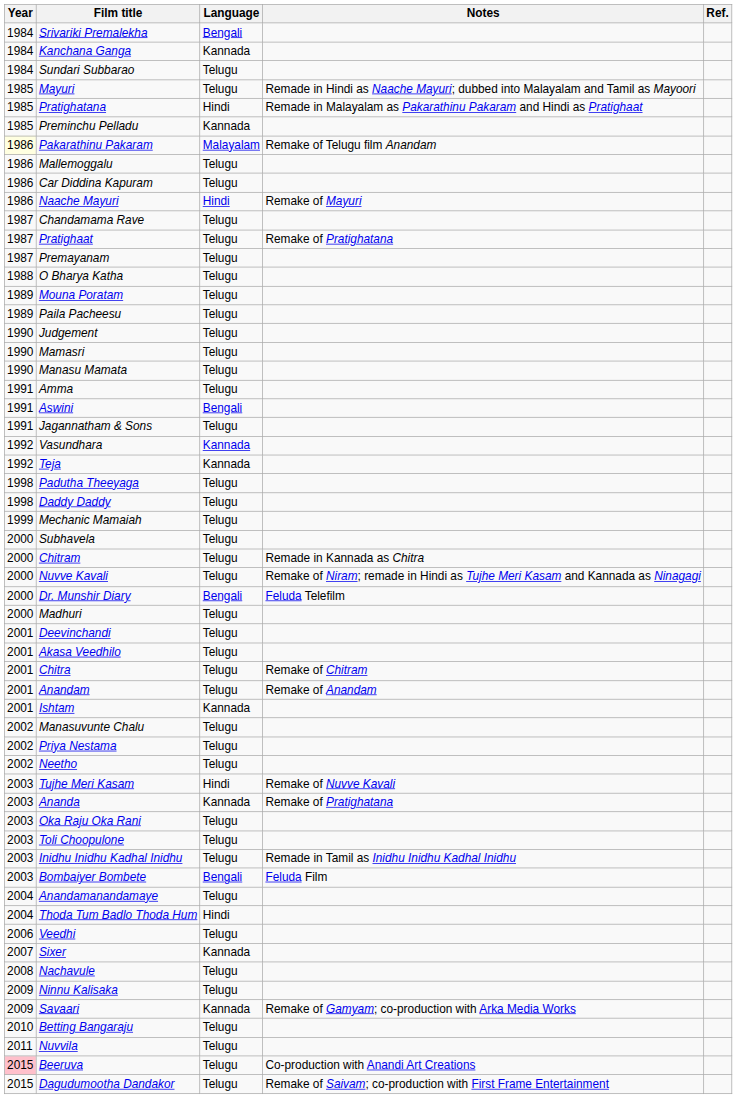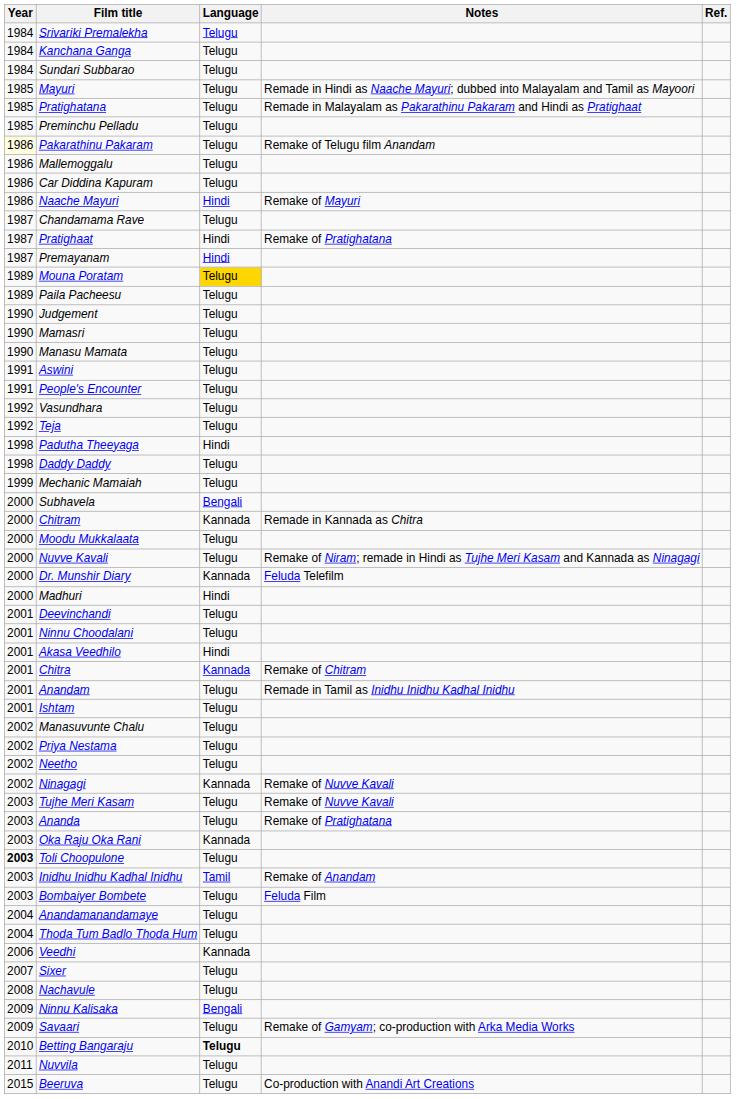(222, 32) Bengali -> (220, 32) Telugu
(226, 51) Kannada -> (220, 51) Telugu
(216, 107) Hindi -> (220, 107) Telugu
(226, 126) Kannada -> (220, 126) Telugu
(231, 145) Malayalam -> (220, 145) Telugu
(220, 239) Telugu -> (216, 239) Hindi
(220, 257) Telugu -> (216, 257) Hindi
- row: (81, 276)
(220, 295) no background -> (220, 276) gold background
- row: (56, 389)
(222, 408) Bengali -> (220, 370) Telugu
+ row: (90, 389)
- row: (96, 426)
(226, 445) Kannada -> (220, 408) Telugu
(226, 464) Kannada -> (220, 426) Telugu
(220, 483) Telugu -> (216, 445) Hindi
(220, 539) Telugu -> (222, 502) Bengali
(220, 558) Telugu -> (226, 520) Kannada
+ row: (89, 539)
(222, 595) Bengali -> (226, 577) Kannada
(220, 614) Telugu -> (216, 595) Hindi
+ row: (86, 633)
(220, 652) Telugu -> (216, 652) Hindi
(220, 671) Telugu -> (226, 671) Kannada
(321, 689) Remake of Anandam -> (389, 689) Remade in Tamil as Inidhu Inidhu Kadhal Inidhu
(226, 708) Kannada -> (220, 708) Telugu
+ row: (62, 783)
(216, 783) Hindi -> (220, 802) Telugu
(226, 802) Kannada -> (220, 821) Telugu
(220, 821) Telugu -> (226, 840) Kannada
(20, 840) normal -> (20, 858) bold
(220, 858) Telugu -> (217, 877) Tamil
(391, 858) Remade in Tamil as Inidhu Inidhu Kadhal Inidhu -> (320, 877) Remake of Anandam
(222, 877) Bengali -> (220, 896) Telugu
(216, 915) Hindi -> (220, 933) Telugu
(220, 933) Telugu -> (226, 952) Kannada
(226, 952) Kannada -> (220, 971) Telugu
(220, 990) Telugu -> (222, 1009) Bengali
(226, 1009) Kannada -> (220, 1027) Telugu
(220, 1027) normal -> (222, 1046) bold
(20, 1065) pink background -> (20, 1084) no background
- row: (107, 1084)
